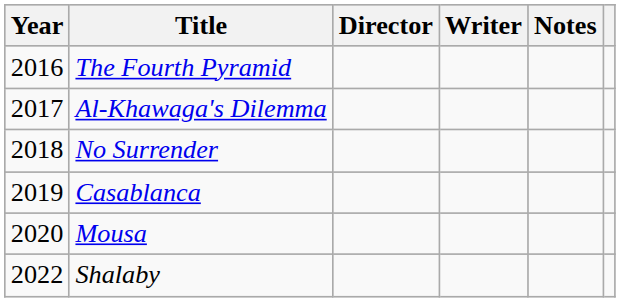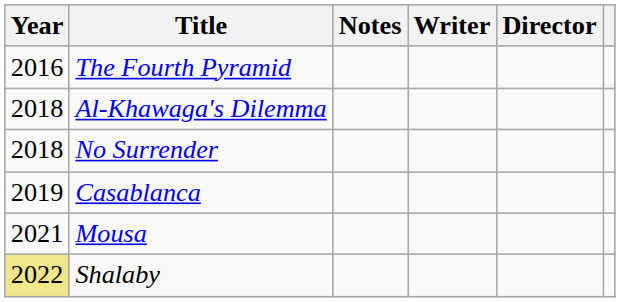columns swapped: (386, 25) <-> (565, 25)
(37, 108) 2017 -> (37, 108) 2018
(37, 233) 2020 -> (37, 233) 2021
(37, 274) no background -> (37, 274) khaki background
